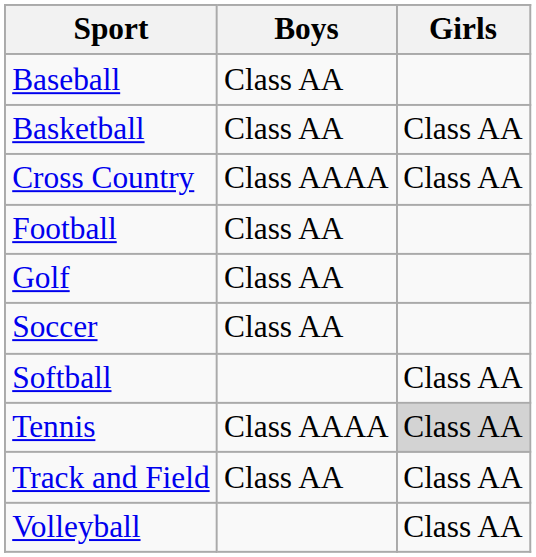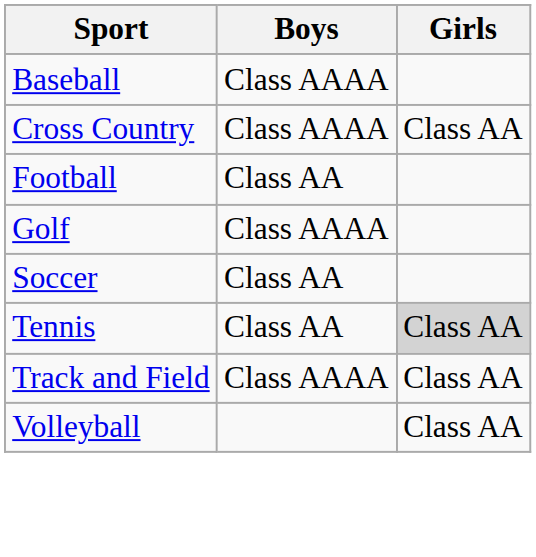(284, 79) Class AA -> (306, 79) Class AAAA
- row: (78, 128)
(284, 278) Class AA -> (306, 228) Class AAAA
- row: (62, 377)
(306, 427) Class AAAA -> (284, 327) Class AA
(284, 476) Class AA -> (306, 377) Class AAAA
